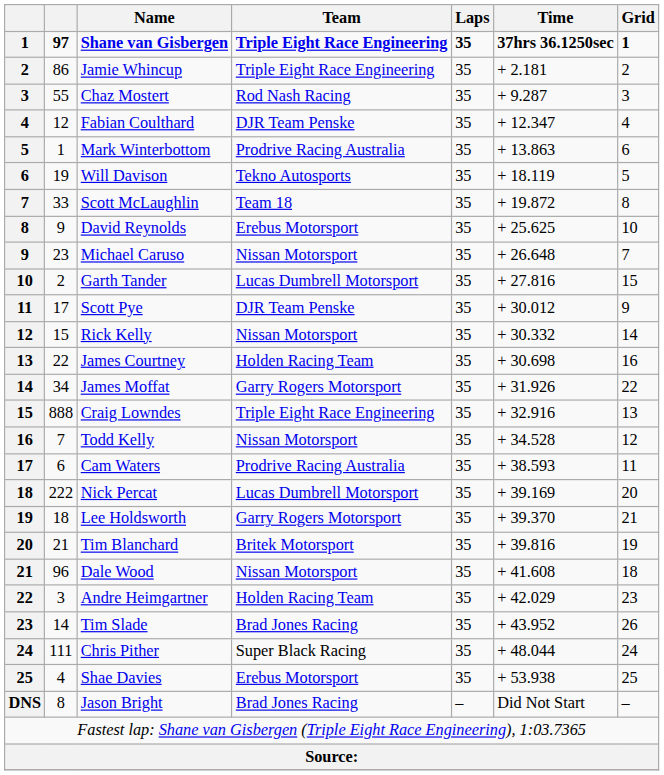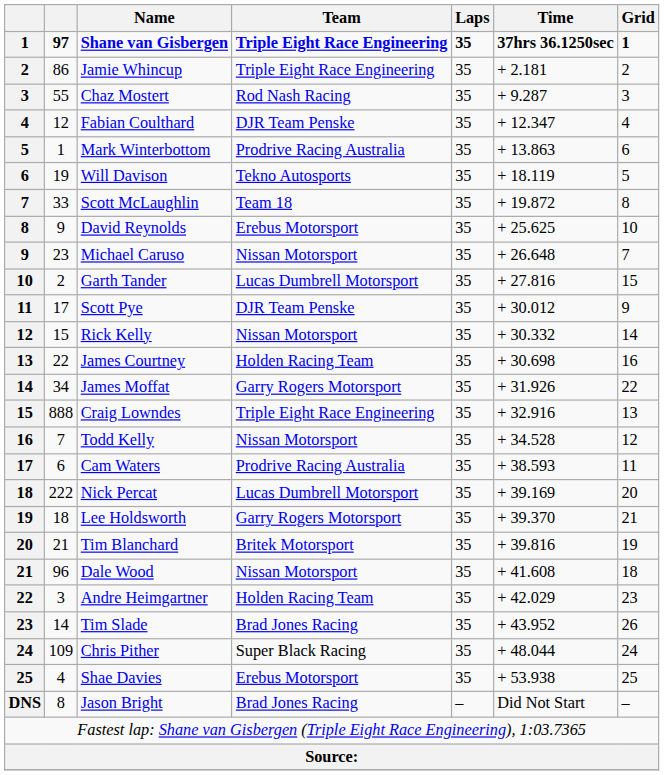(61, 651) 111 -> (61, 651) 109
